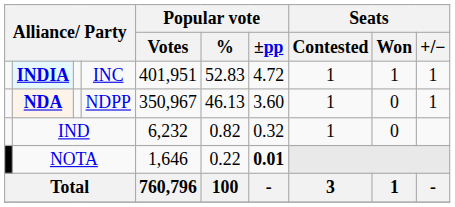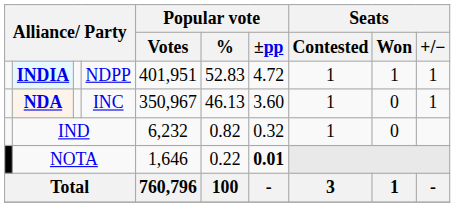(108, 74) INC -> (108, 74) NDPP
(108, 103) NDPP -> (108, 103) INC
